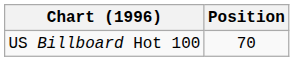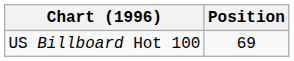(246, 44) 70 -> (246, 44) 69
